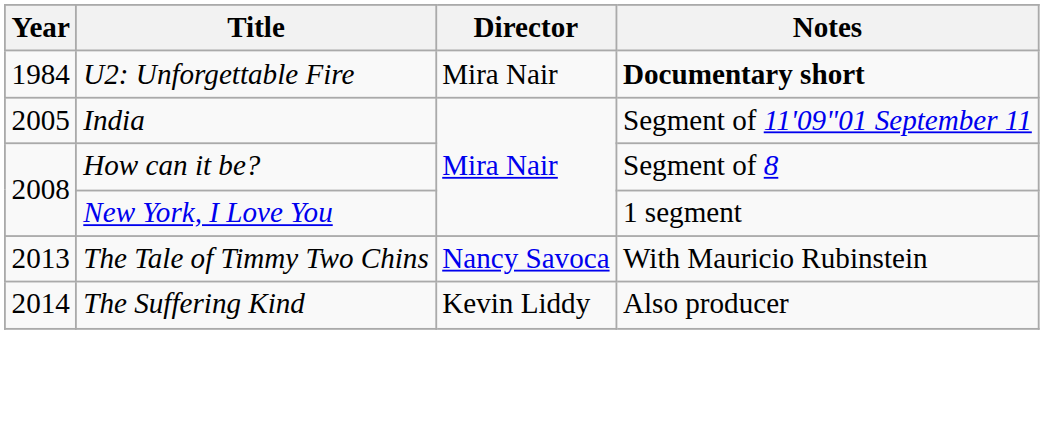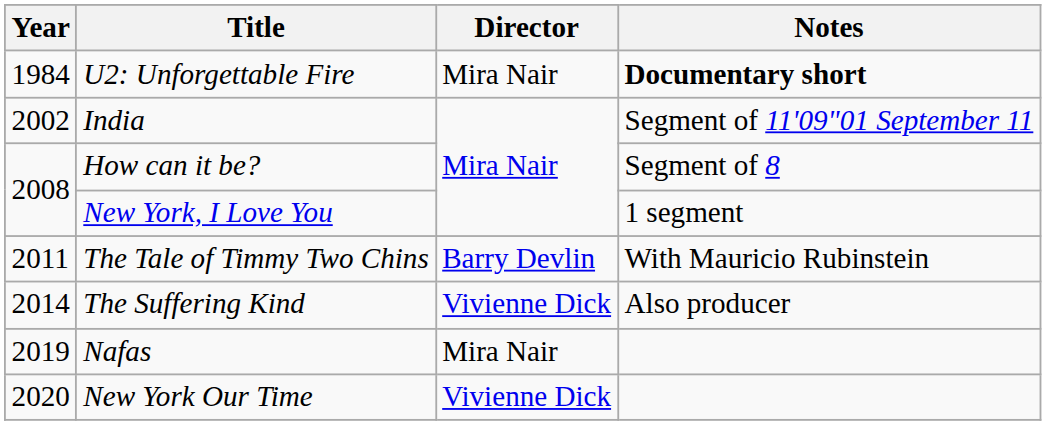(41, 119) 2005 -> (41, 119) 2002
(41, 258) 2013 -> (40, 258) 2011
(526, 258) Nancy Savoca -> (519, 258) Barry Devlin
(516, 304) Kevin Liddy -> (527, 304) Vivienne Dick
+ row: (117, 350)
+ row: (198, 397)
